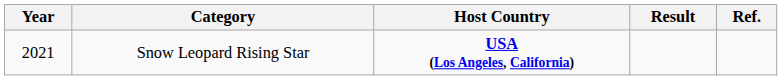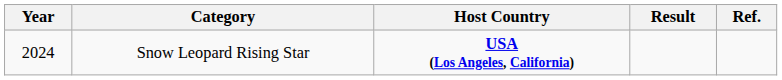(38, 52) 2021 -> (38, 52) 2024
